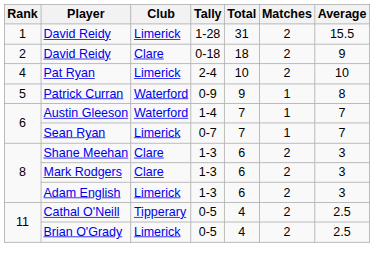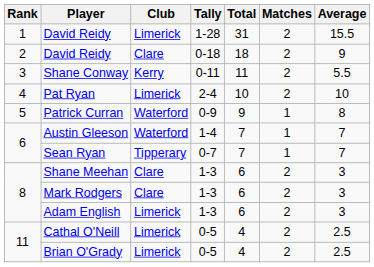+ row: (86, 73)
(157, 133) Limerick -> (160, 152) Tipperary
(160, 212) Tipperary -> (157, 232) Limerick
